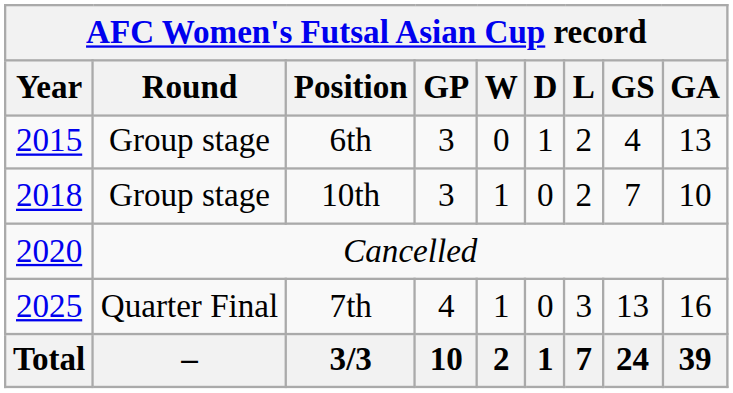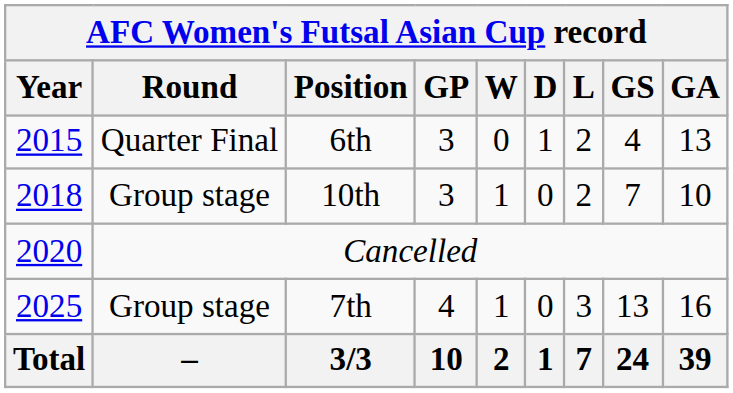(190, 141) Group stage -> (190, 141) Quarter Final
(190, 305) Quarter Final -> (190, 305) Group stage
